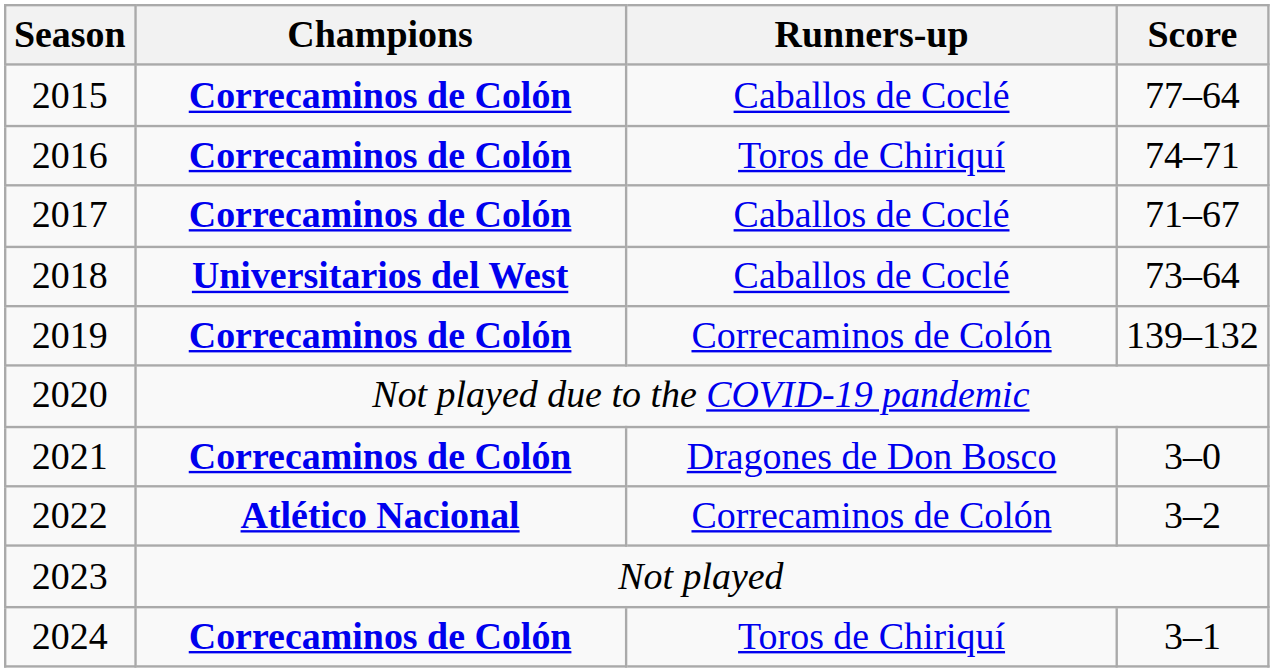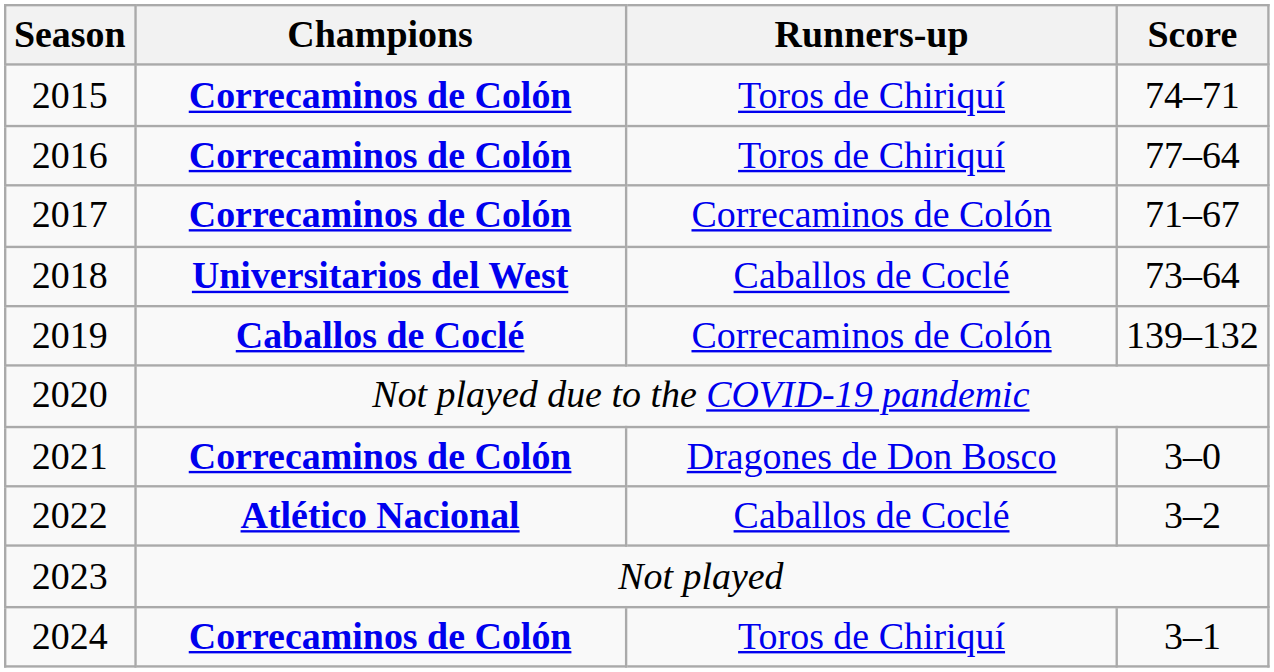(872, 94) Caballos de Coclé -> (872, 94) Toros de Chiriquí
(1192, 94) 77–64 -> (1192, 94) 74–71
(1192, 154) 74–71 -> (1192, 154) 77–64
(872, 214) Caballos de Coclé -> (872, 214) Correcaminos de Colón
(380, 335) Correcaminos de Colón -> (380, 335) Caballos de Coclé
(872, 515) Correcaminos de Colón -> (872, 515) Caballos de Coclé
